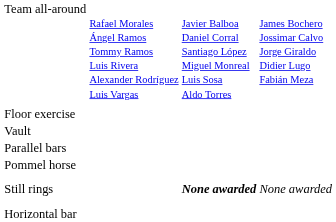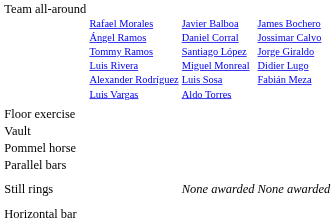rows swapped: (35, 148) <-> (40, 165)
(219, 189) bold -> (218, 189) normal
